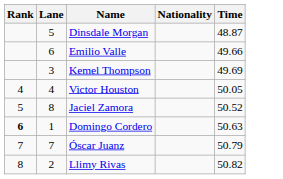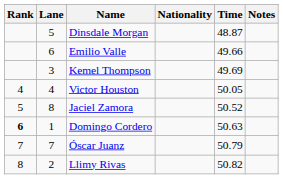+ column: (262, 14)
